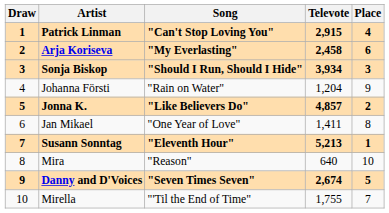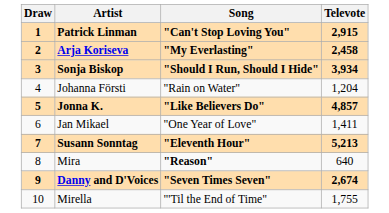- column: (368, 13)
(170, 161) normal -> (188, 161) bold
